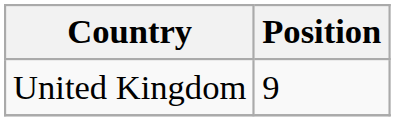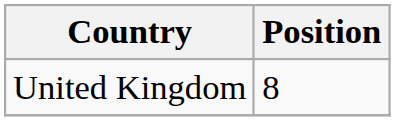(271, 86) 9 -> (271, 86) 8
